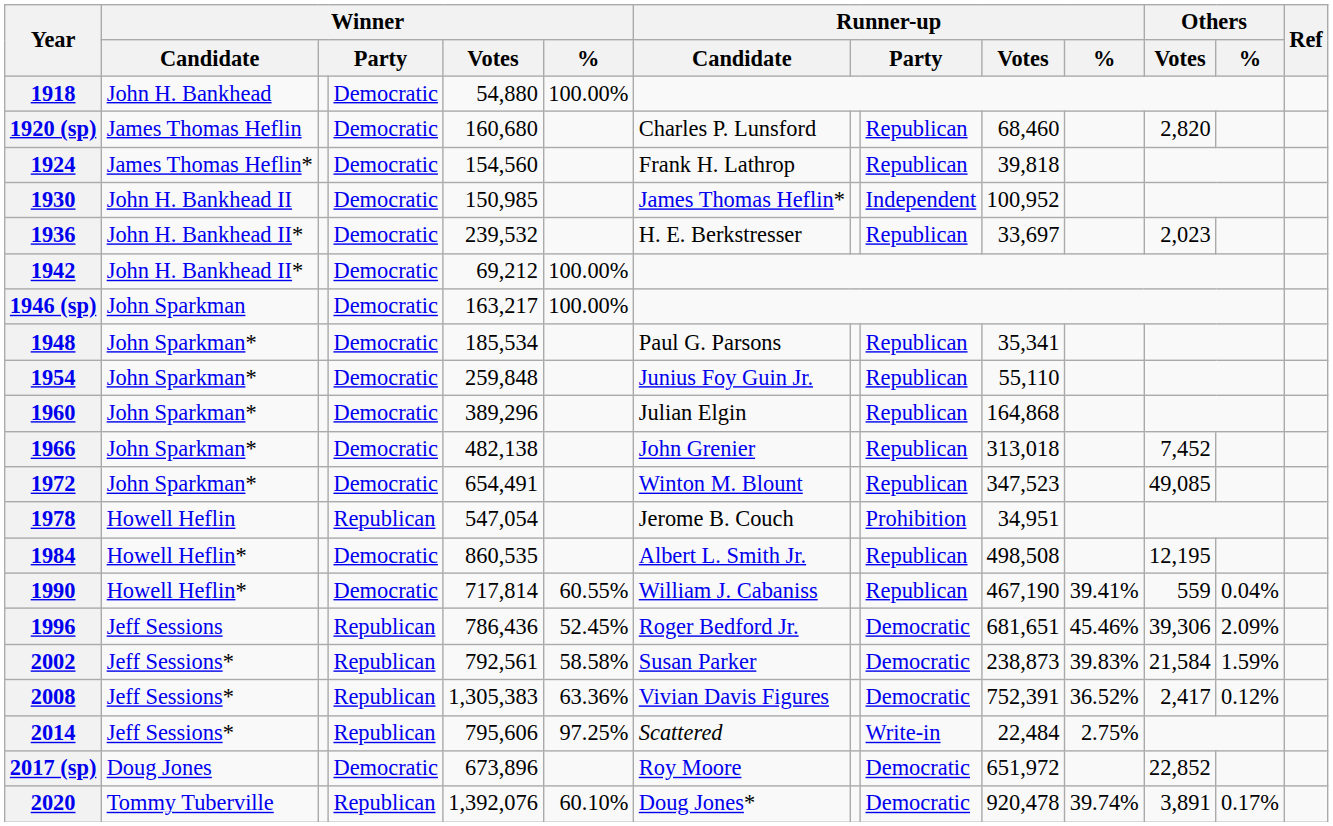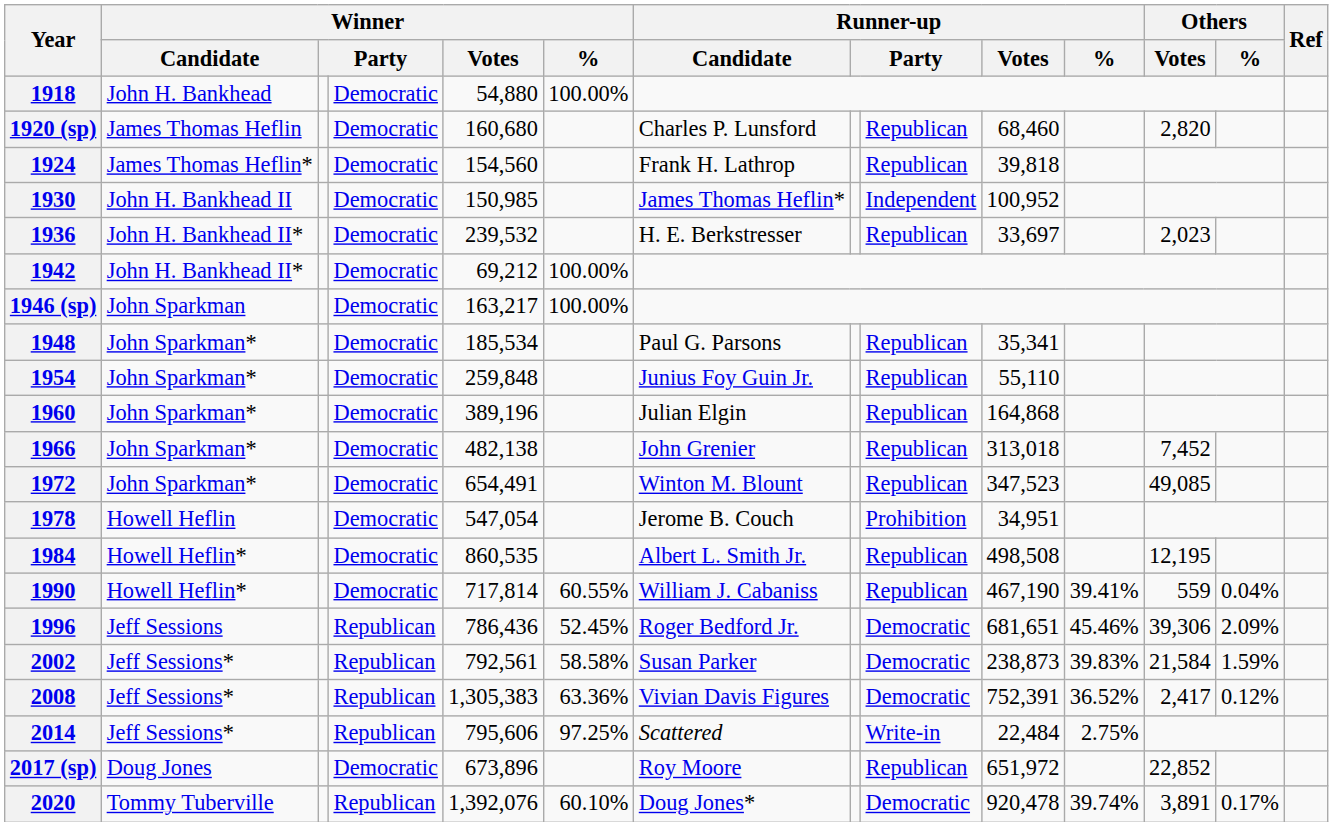(501, 413) 389,296 -> (501, 413) 389,196
(384, 519) Republican -> (386, 519) Democratic
(918, 768) Democratic -> (917, 768) Republican
